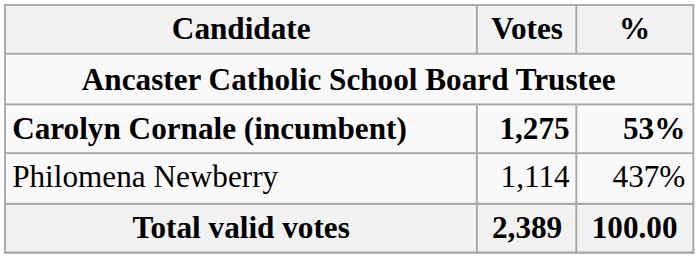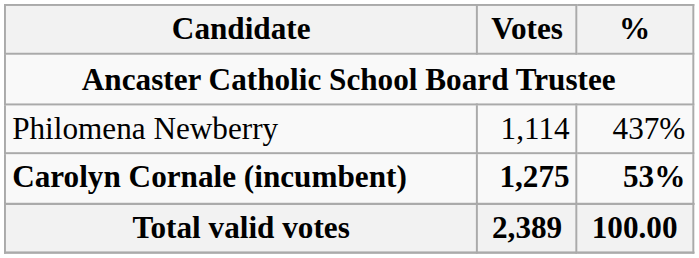rows swapped: (209, 128) <-> (145, 177)
